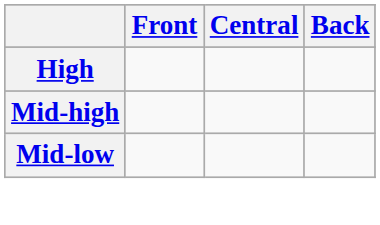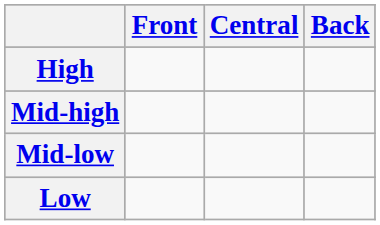+ row: (65, 197)
